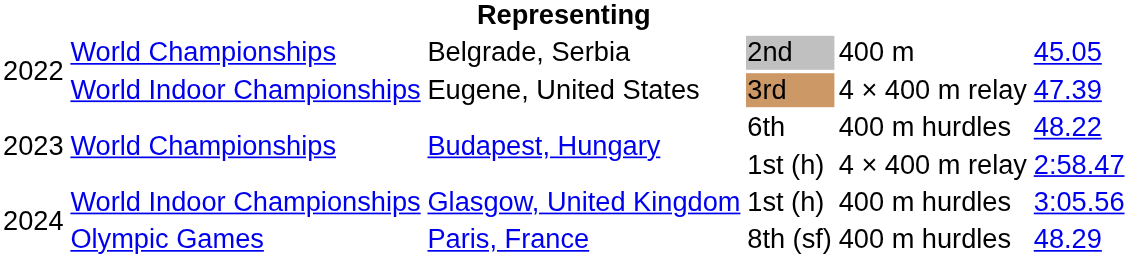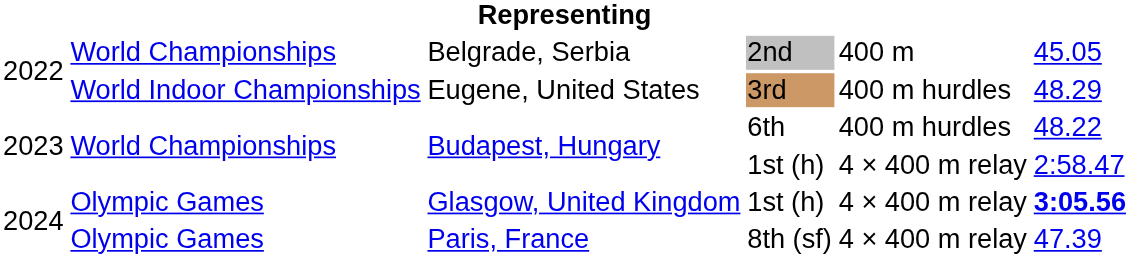(933, 89) 4 × 400 m relay -> (925, 89) 400 m hurdles
(1068, 89) 47.39 -> (1068, 89) 48.29
(246, 202) World Indoor Championships -> (167, 202) Olympic Games
(925, 202) 400 m hurdles -> (933, 202) 4 × 400 m relay
(1079, 202) normal -> (1080, 202) bold
(925, 239) 400 m hurdles -> (933, 239) 4 × 400 m relay
(1068, 239) 48.29 -> (1068, 239) 47.39
